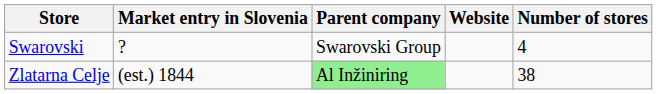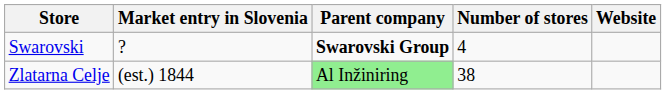columns swapped: (583, 18) <-> (479, 18)
(378, 46) normal -> (383, 46) bold
